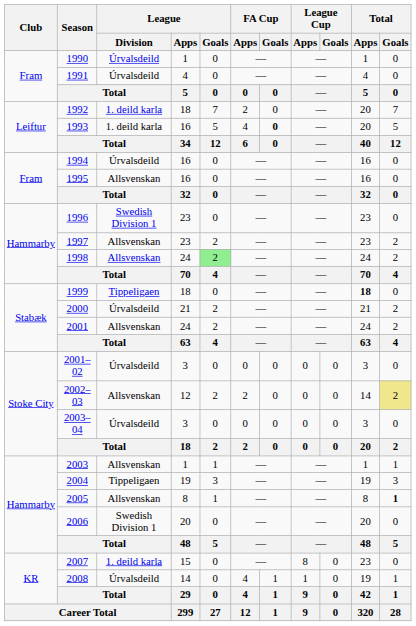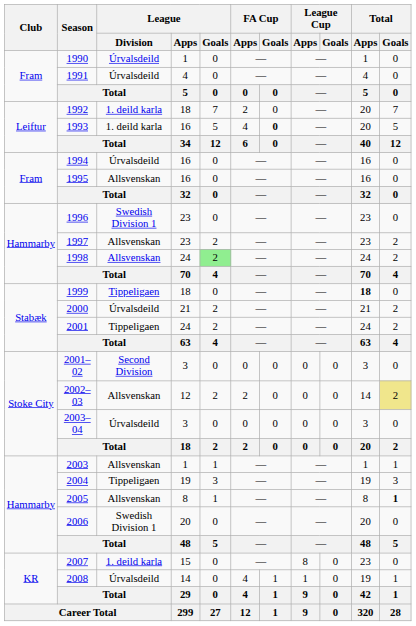(134, 326) Allsvenskan -> (134, 326) Tippeligaen
(134, 366) Úrvalsdeild -> (134, 366) Second Division
